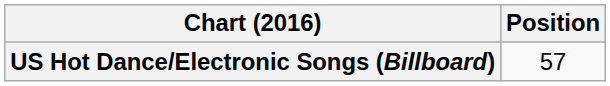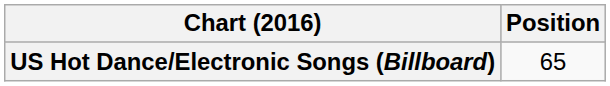(553, 61) 57 -> (553, 61) 65
